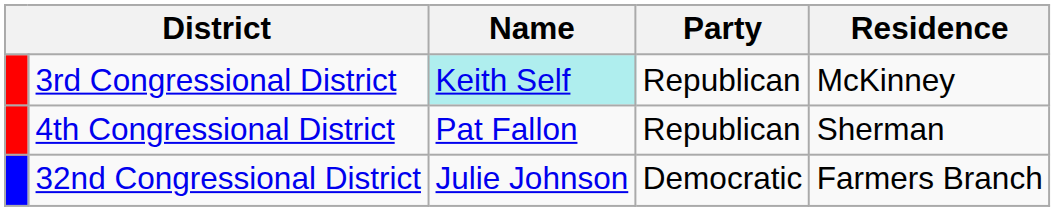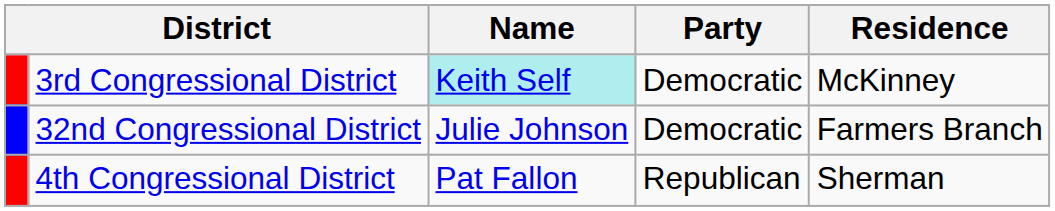(722, 79) Republican -> (722, 79) Democratic
rows swapped: (215, 129) <-> (228, 179)
